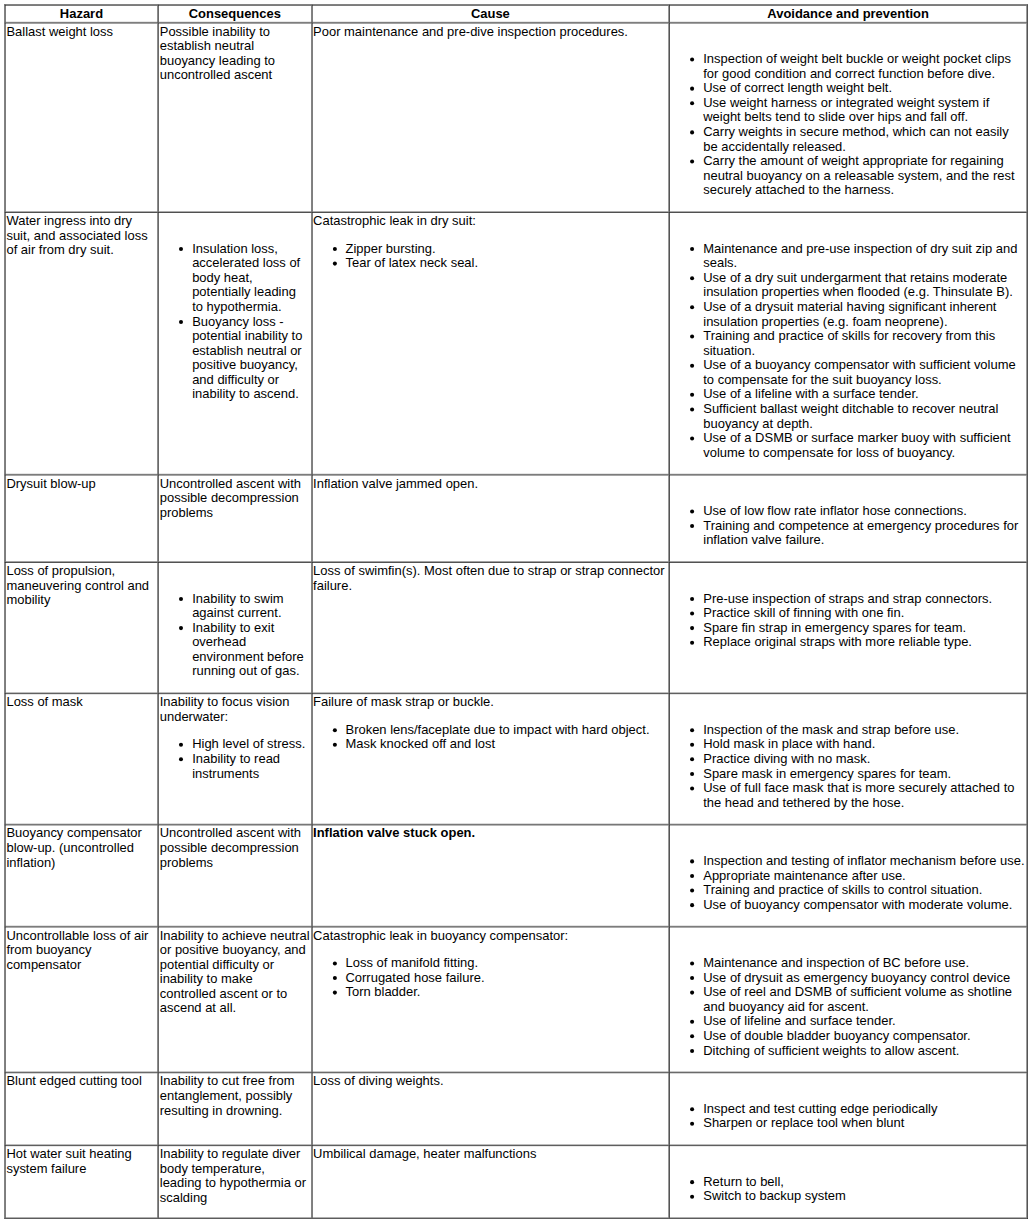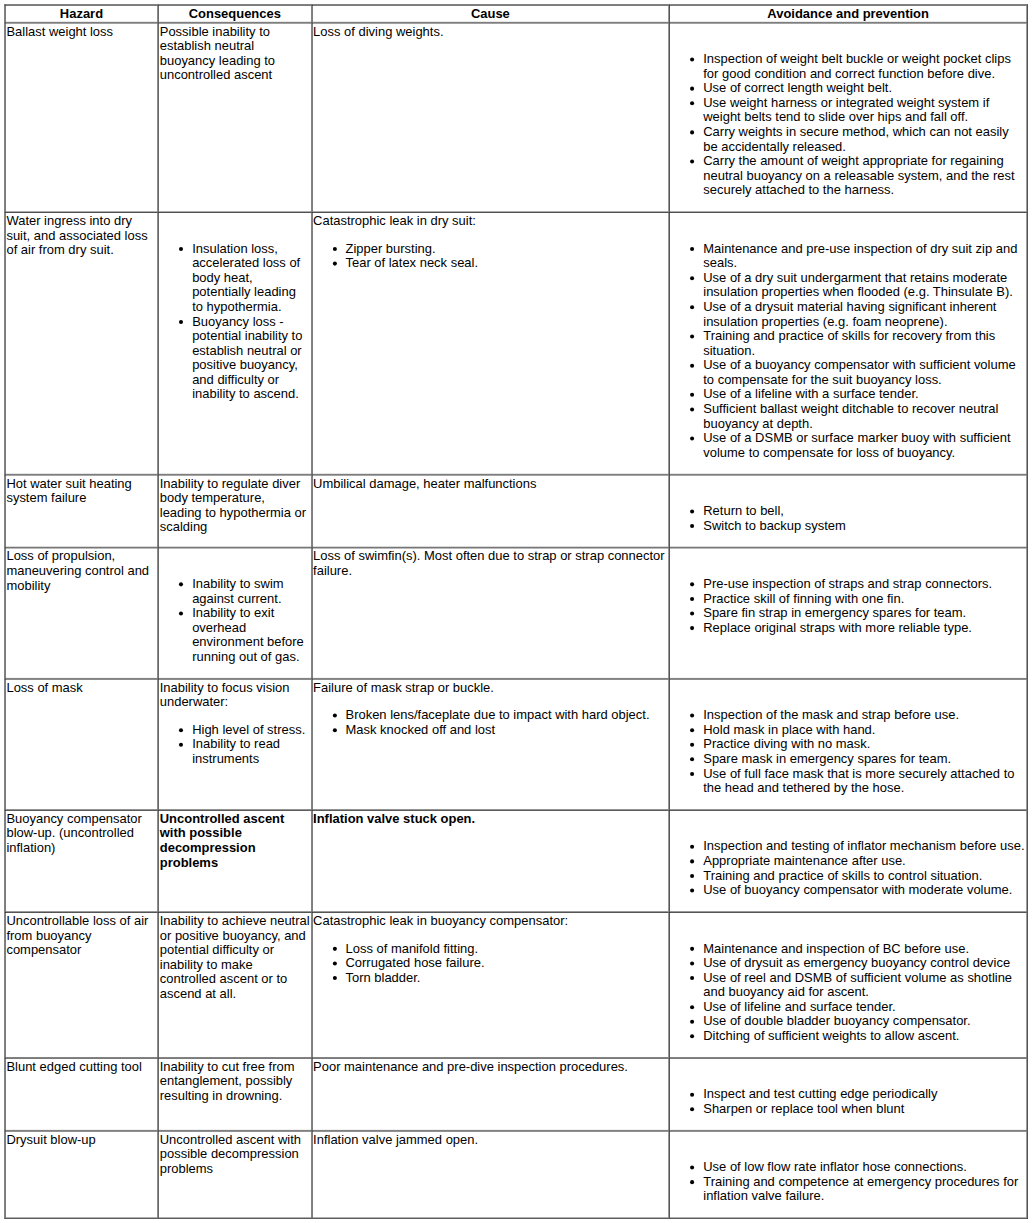(471, 31) Poor maintenance and pre-dive inspection procedures. -> (378, 31) Loss of diving weights.
rows swapped: (51, 483) <-> (69, 1161)
(230, 848) normal -> (222, 840) bold
(378, 1081) Loss of diving weights. -> (471, 1066) Poor maintenance and pre-dive inspection procedures.
